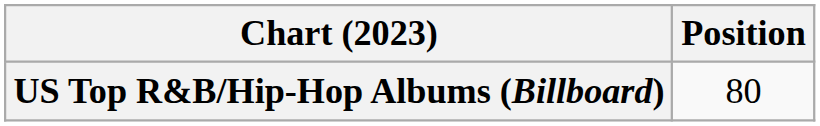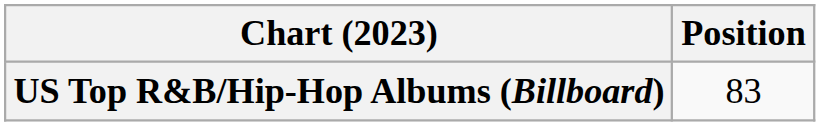(744, 90) 80 -> (744, 90) 83
